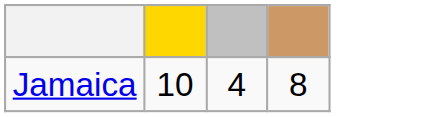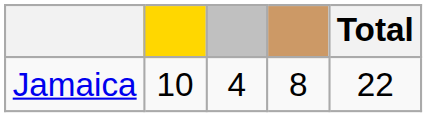+ column: (375, 30)
